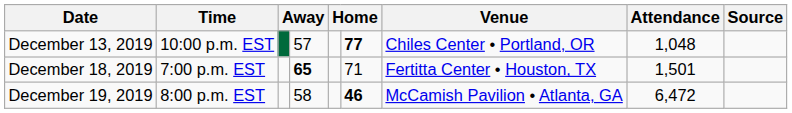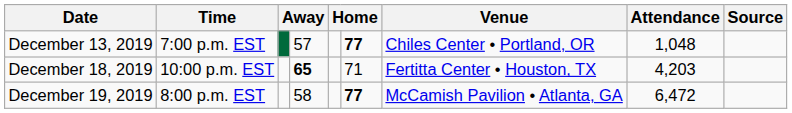(217, 44) 10:00 p.m. EST -> (213, 44) 7:00 p.m. EST
(213, 70) 7:00 p.m. EST -> (217, 70) 10:00 p.m. EST
(675, 70) 1,501 -> (675, 70) 4,203
(353, 96) 46 -> (353, 96) 77
